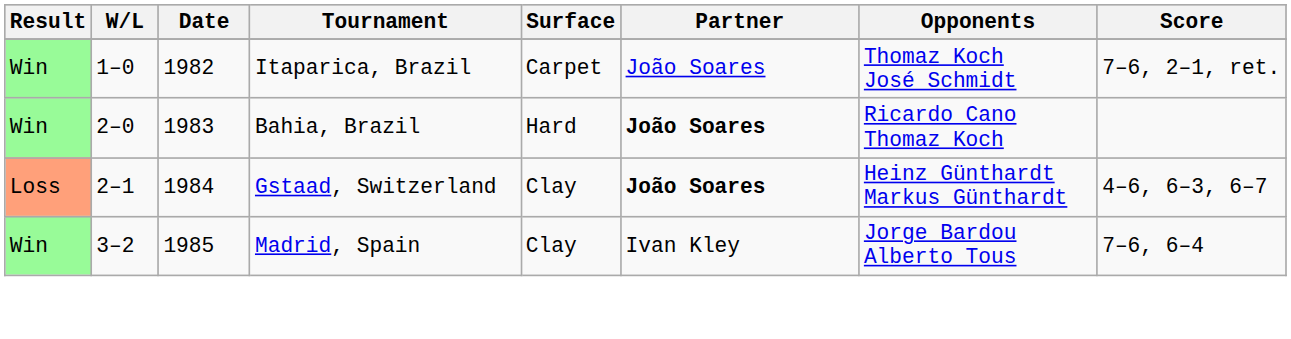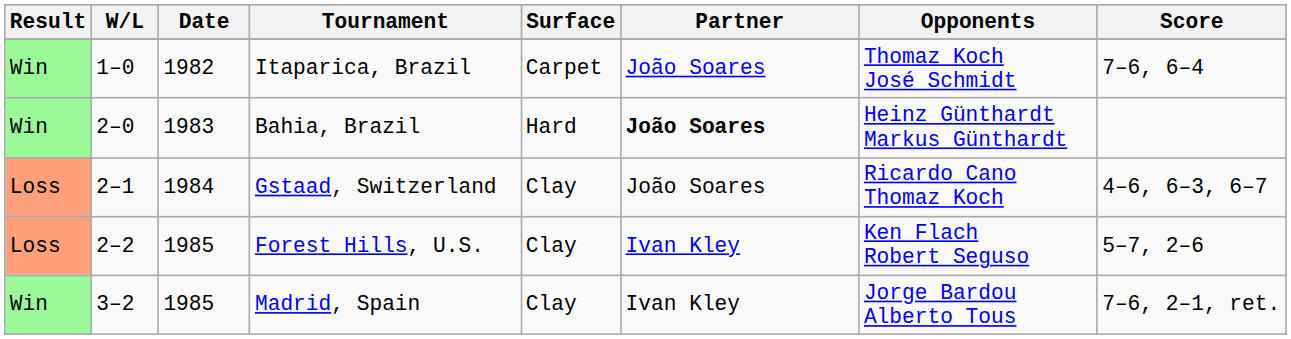(1191, 69) 7–6, 2–1, ret. -> (1153, 69) 7–6, 6–4
(940, 128) Ricardo Cano Thomaz Koch -> (966, 128) Heinz Günthardt Markus Günthardt
(696, 187) bold -> (696, 187) normal
(966, 187) Heinz Günthardt Markus Günthardt -> (940, 187) Ricardo Cano Thomaz Koch
+ row: (369, 246)
(1153, 246) 7–6, 6–4 -> (1191, 305) 7–6, 2–1, ret.
